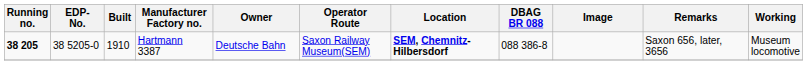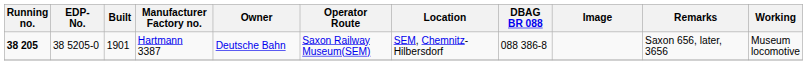(118, 46) 1910 -> (118, 46) 1901
(432, 46) bold -> (431, 46) normal
